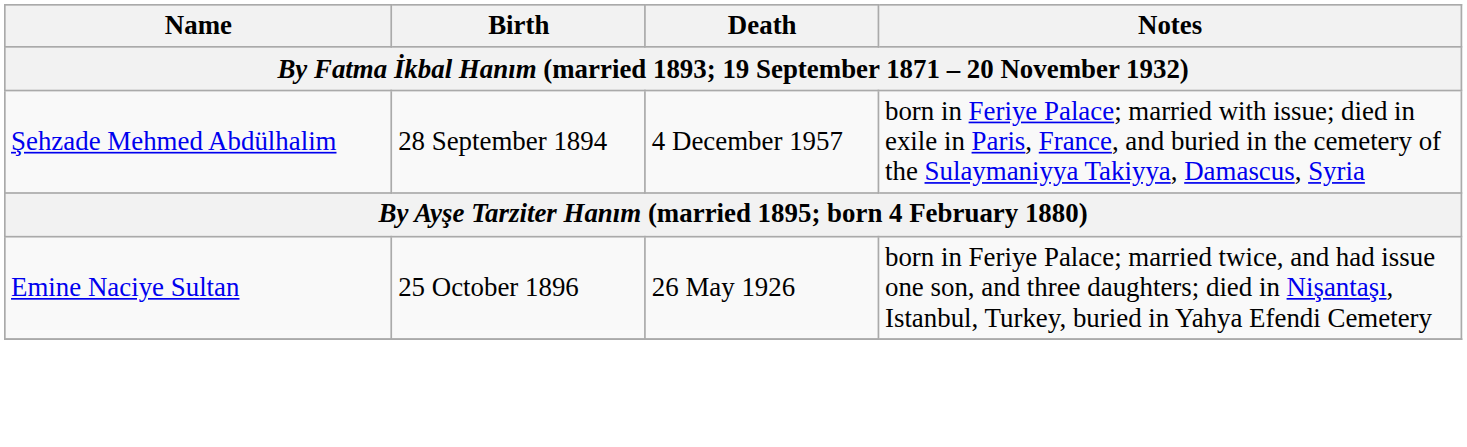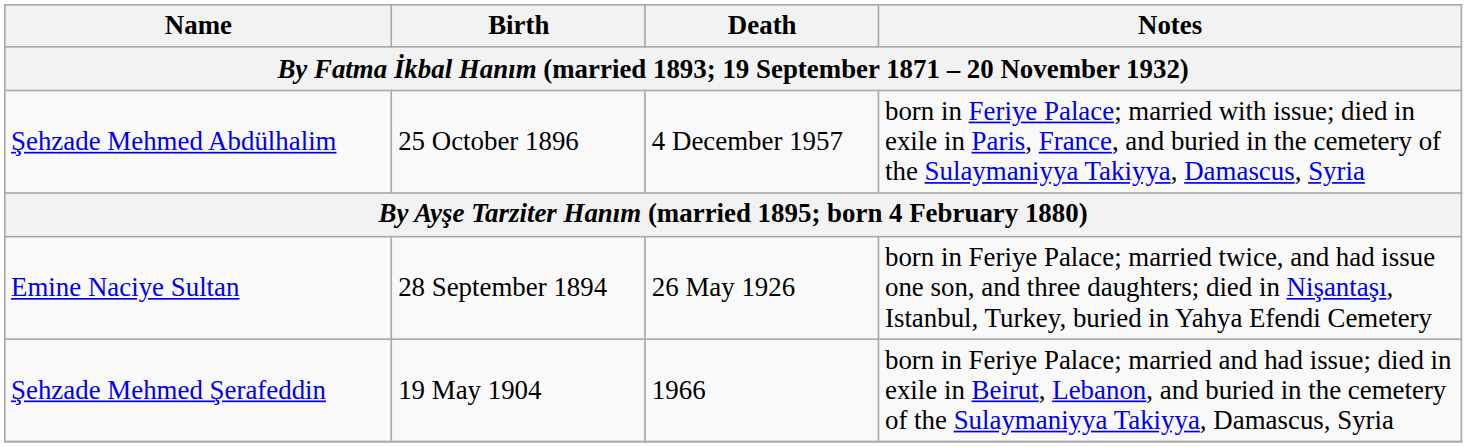(503, 141) 28 September 1894 -> (488, 141) 25 October 1896
(488, 287) 25 October 1896 -> (503, 287) 28 September 1894
+ row: (169, 390)
